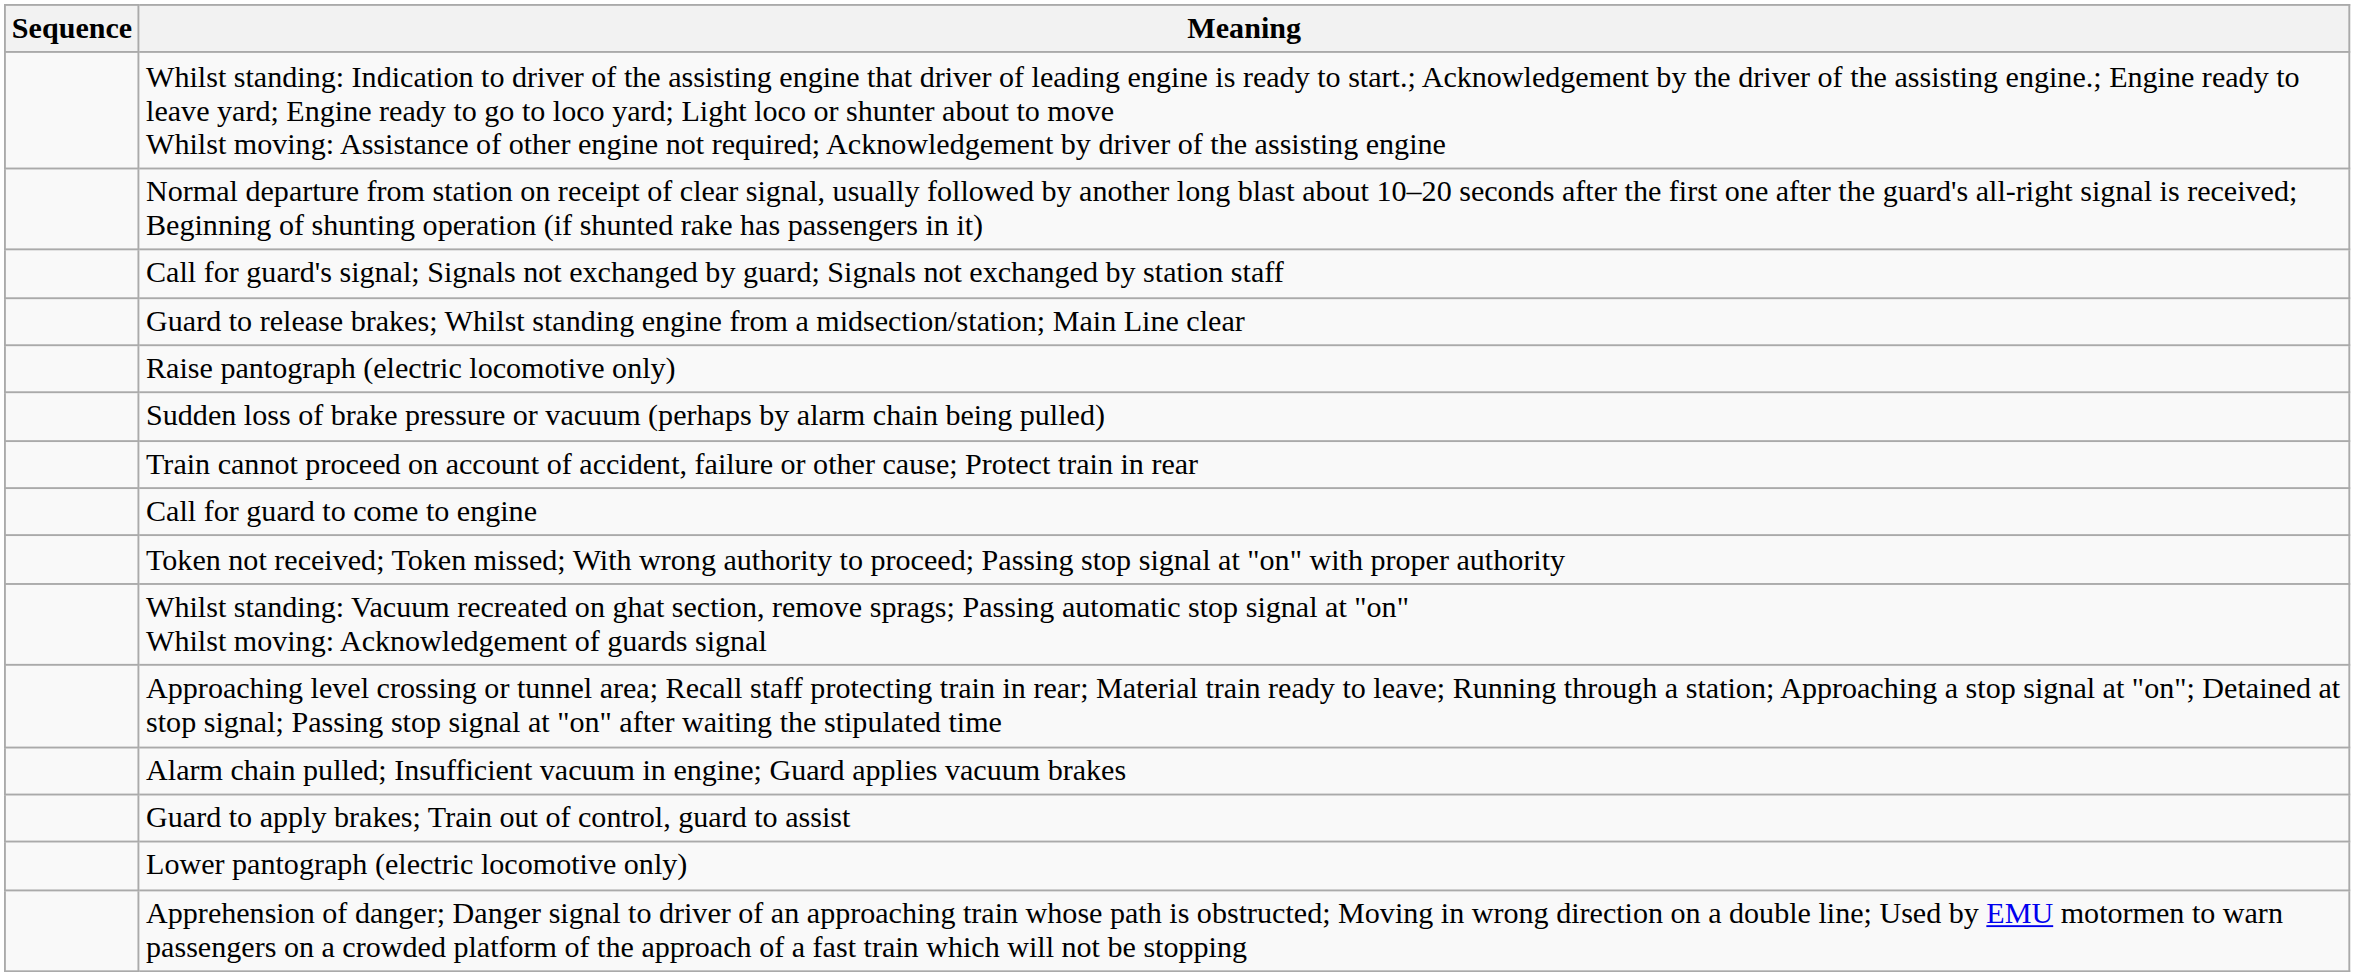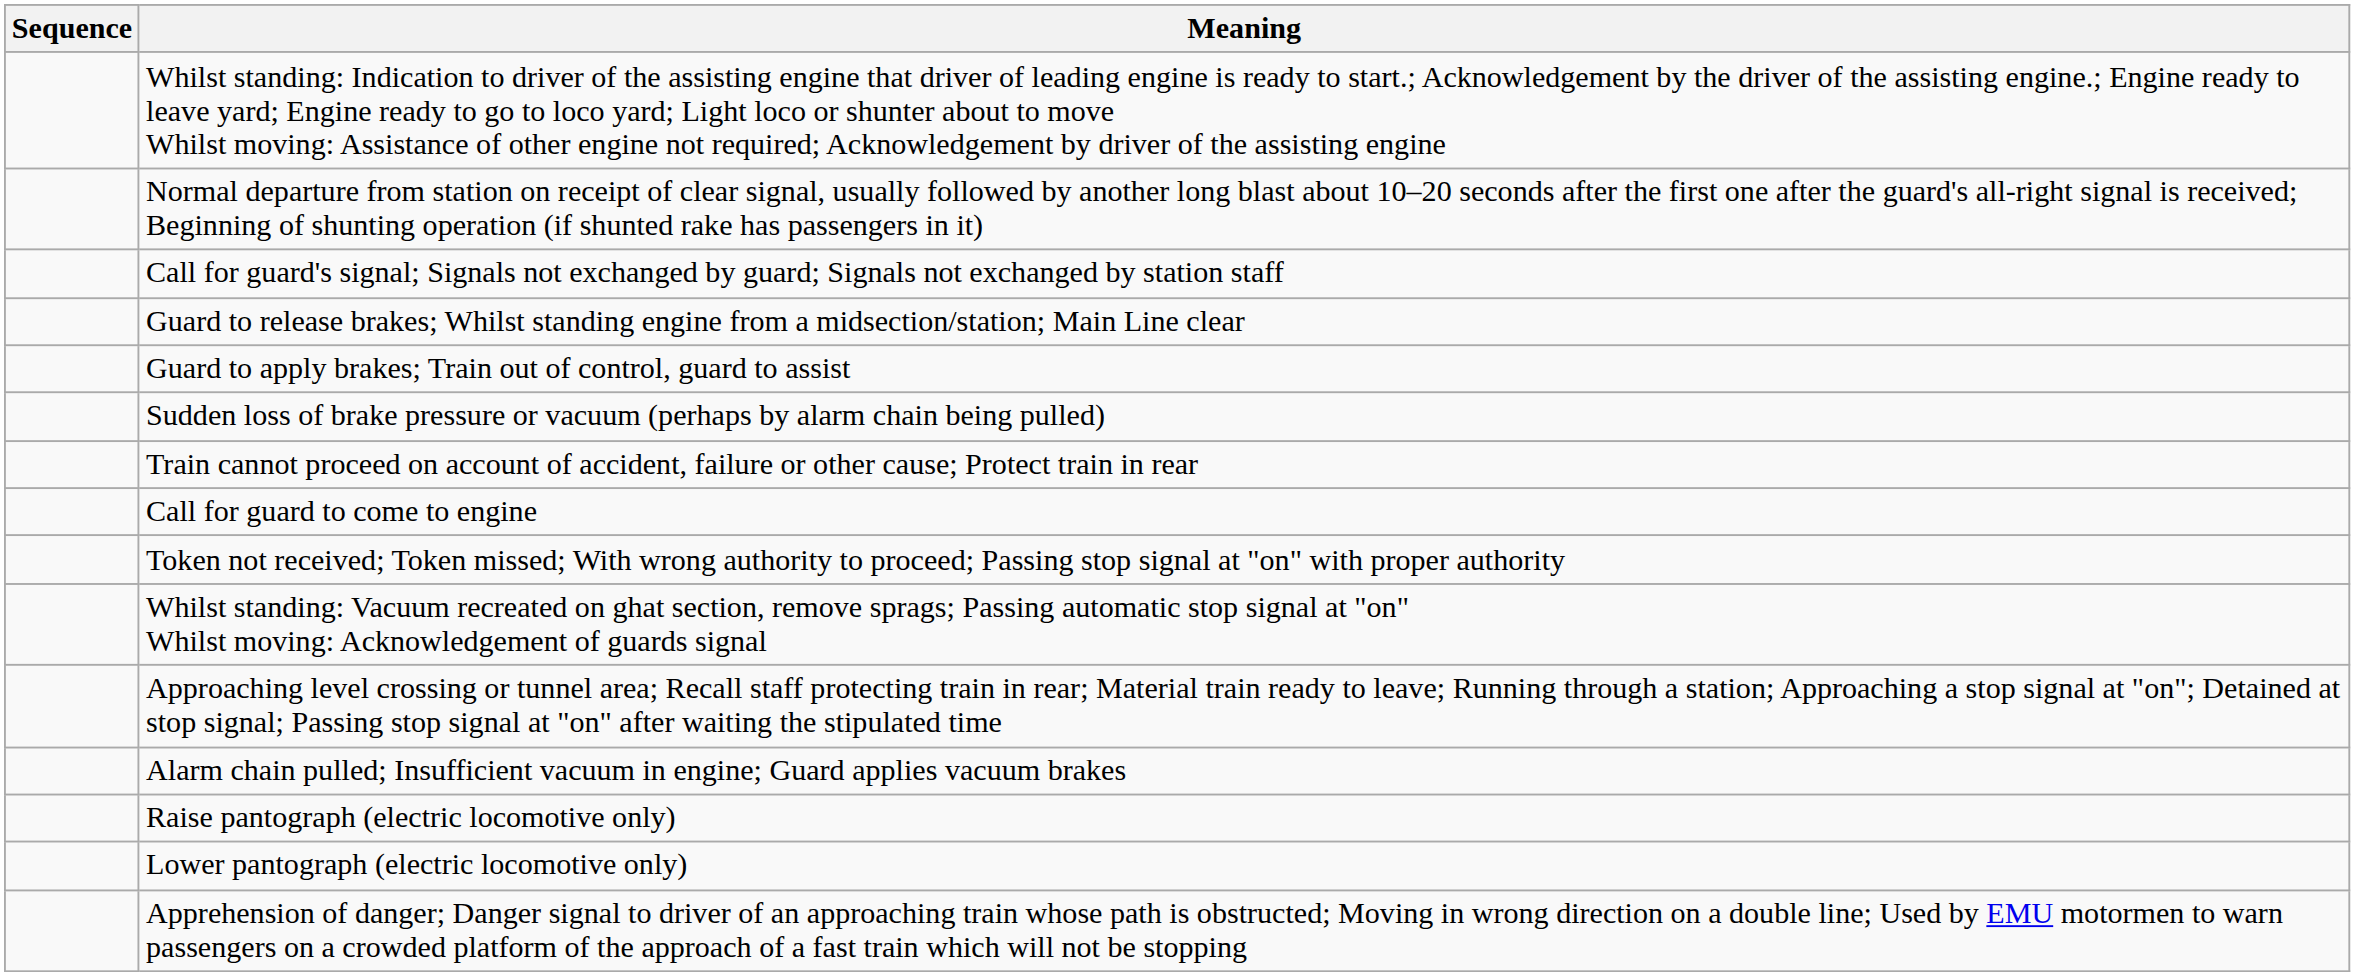rows swapped: (498, 817) <-> (411, 368)
